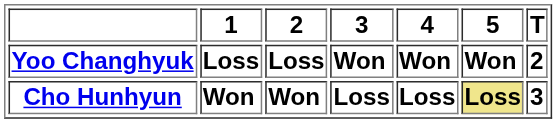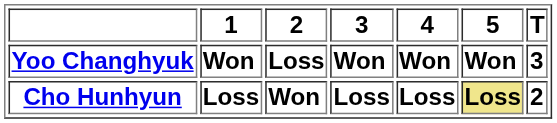(231, 61) Loss -> (229, 61) Won
(537, 61) 2 -> (537, 61) 3
(229, 97) Won -> (231, 97) Loss
(537, 97) 3 -> (537, 97) 2
